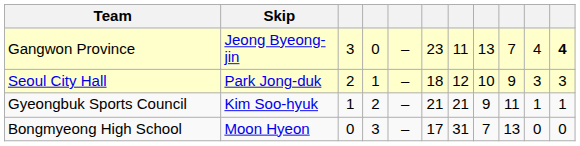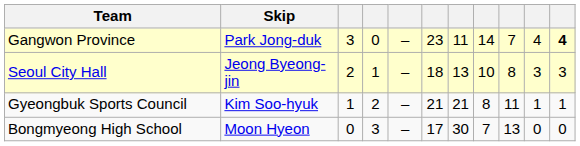(275, 48) Jeong Byeong-jin -> (273, 40) Park Jong-duk
(486, 48) 13 -> (486, 40) 14
(273, 81) Park Jong-duk -> (275, 72) Jeong Byeong-jin
(461, 81) 12 -> (461, 72) 13
(512, 81) 9 -> (512, 72) 8
(486, 104) 9 -> (486, 104) 8
(461, 128) 31 -> (461, 128) 30
